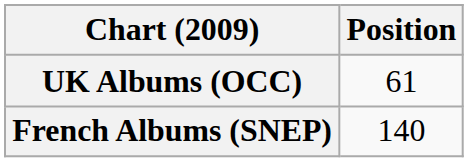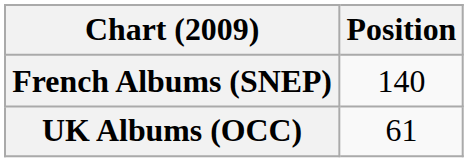rows swapped: (172, 130) <-> (172, 80)
